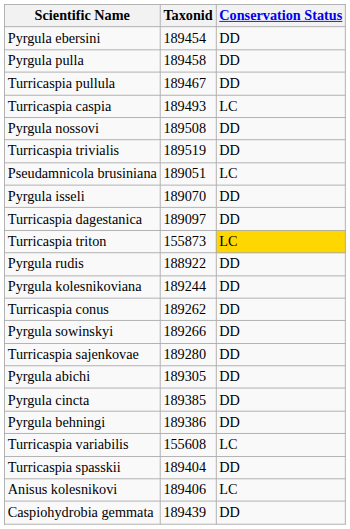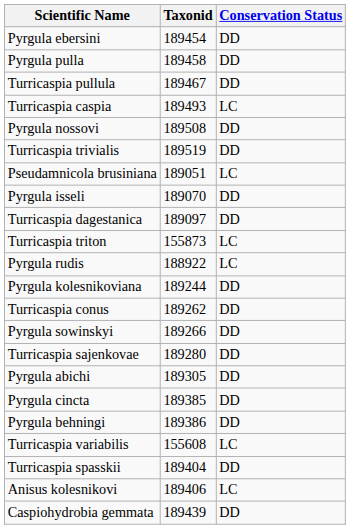(228, 241) gold background -> (228, 241) no background
(230, 264) DD -> (228, 264) LC
